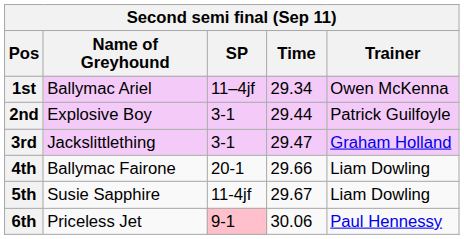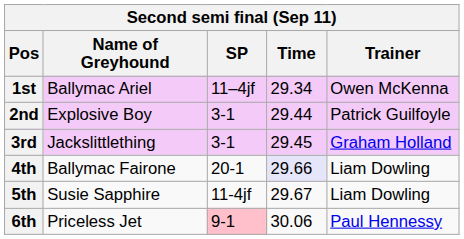(291, 141) 29.47 -> (291, 141) 29.45
(291, 168) no background -> (291, 168) lavender background
